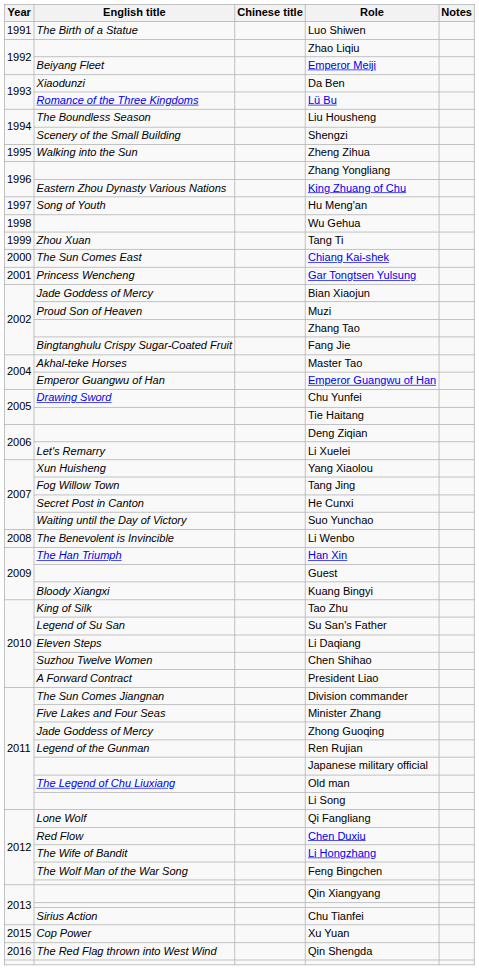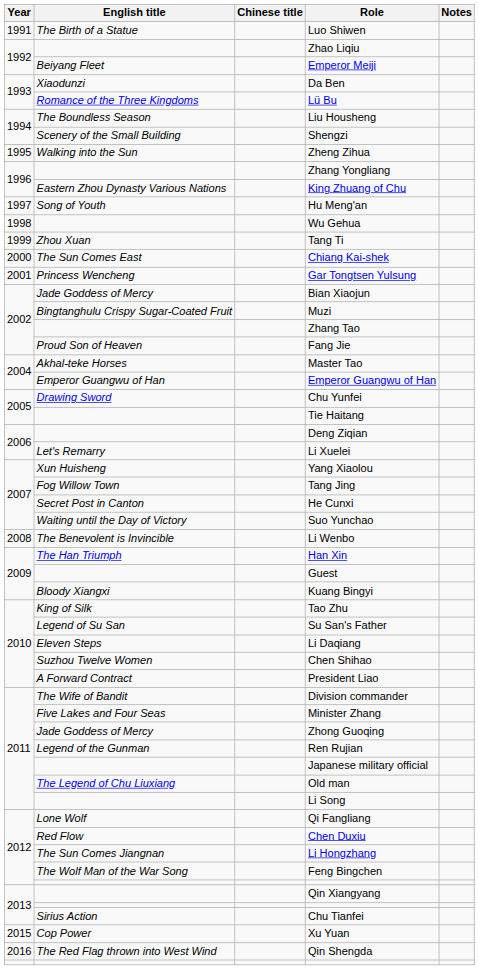(89, 310) Proud Son of Heaven -> (134, 310) Bingtanghulu Crispy Sugar-Coated Fruit
(134, 345) Bingtanghulu Crispy Sugar-Coated Fruit -> (89, 345) Proud Son of Heaven
(100, 696) The Sun Comes Jiangnan -> (82, 696) The Wife of Bandit
(82, 853) The Wife of Bandit -> (100, 853) The Sun Comes Jiangnan
